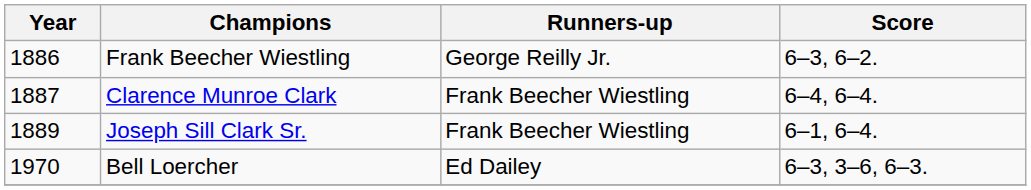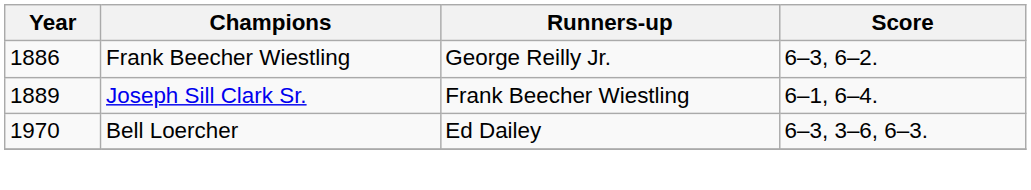- row: (221, 94)
